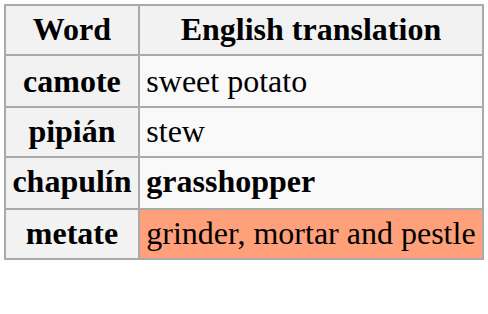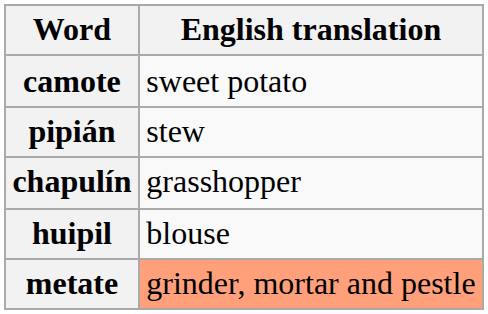(231, 182) bold -> (224, 182) normal
+ row: (72, 232)
